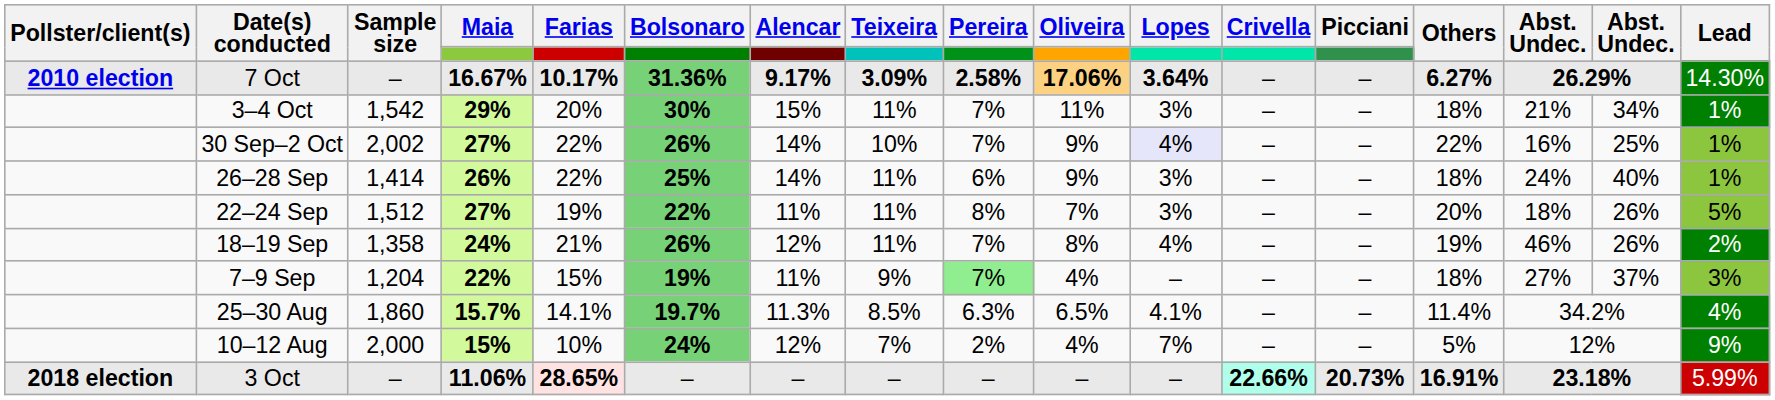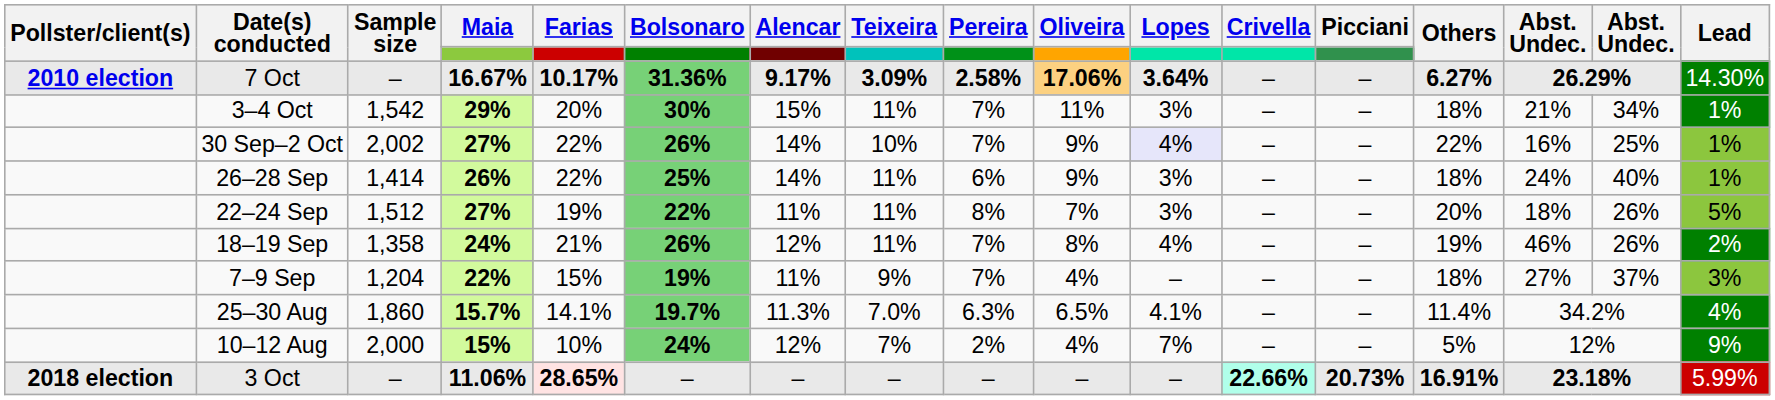(988, 278) lightgreen background -> (988, 278) no background
(894, 312) 8.5% -> (894, 312) 7.0%
